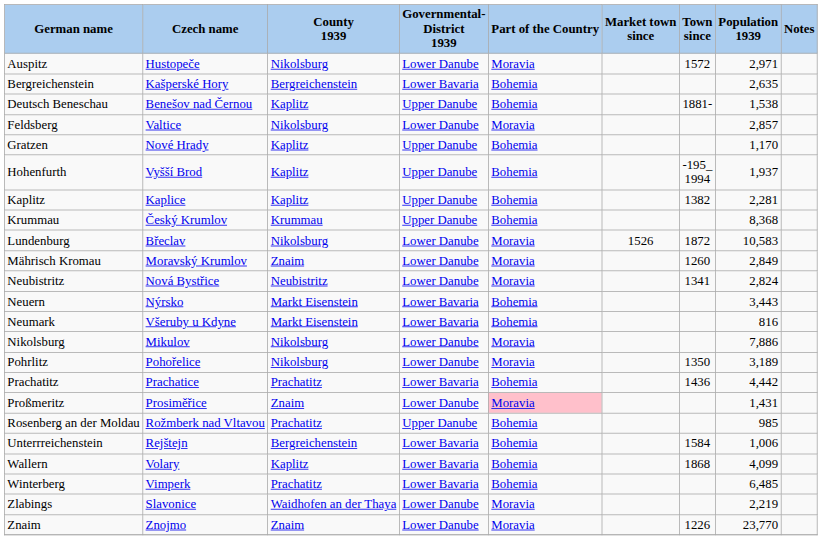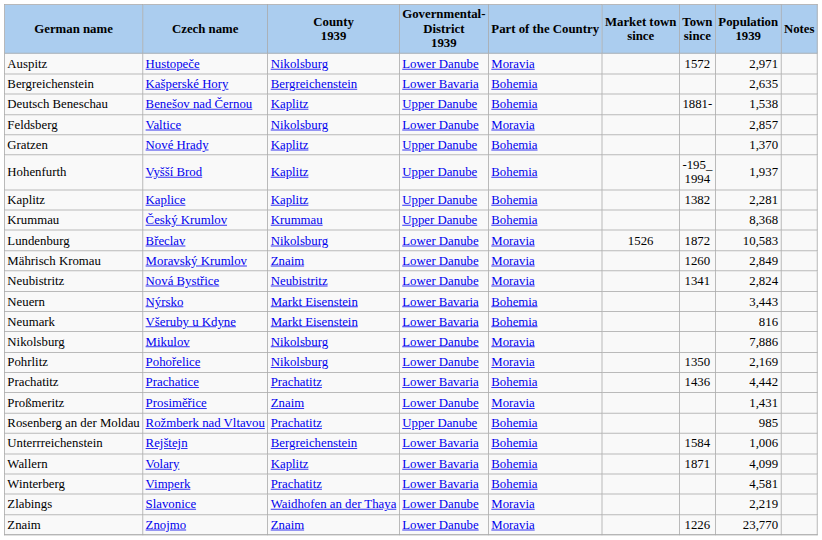(764, 144) 1,170 -> (764, 144) 1,370
(764, 362) 3,189 -> (764, 362) 2,169
(513, 402) pink background -> (513, 402) no background
(697, 463) 1868 -> (697, 463) 1871
(764, 484) 6,485 -> (764, 484) 4,581
